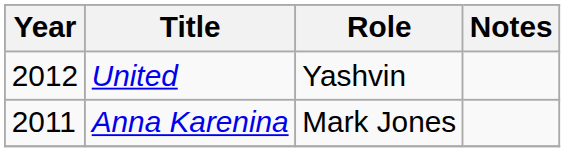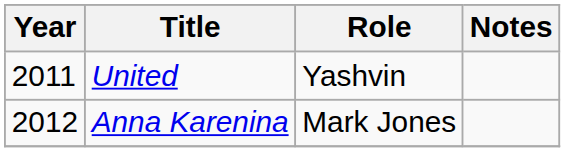(45, 75) 2012 -> (44, 75) 2011
(44, 122) 2011 -> (45, 122) 2012
